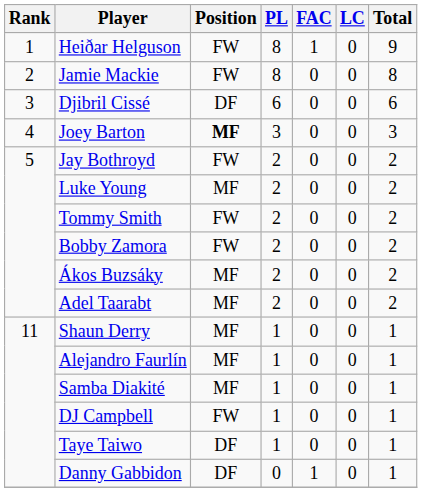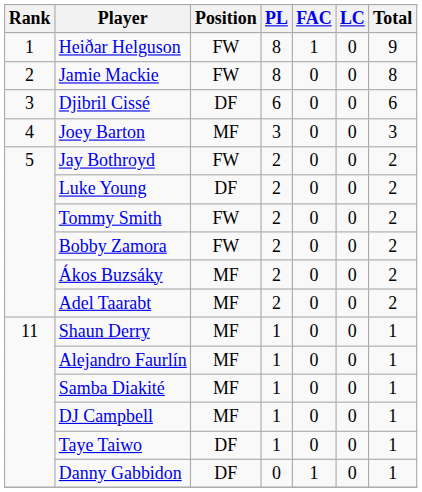(226, 132) bold -> (226, 132) normal
(226, 189) MF -> (226, 189) DF
(226, 416) FW -> (226, 416) MF
